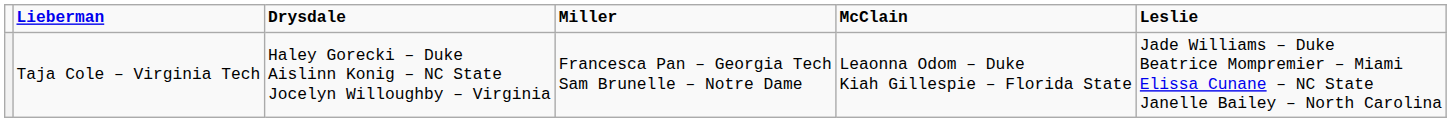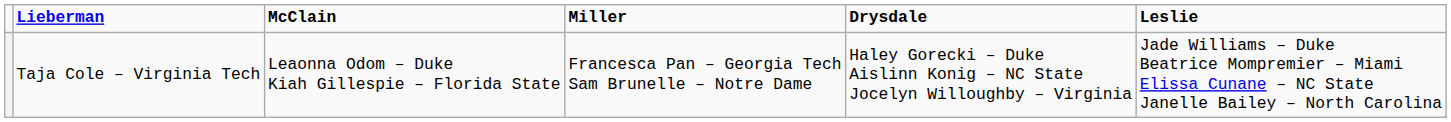columns swapped: (307, 18) <-> (874, 18)
